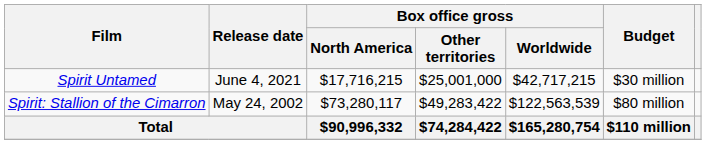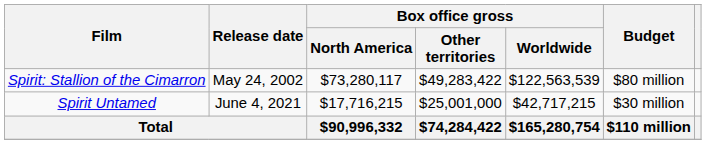rows swapped: (107, 103) <-> (107, 80)
